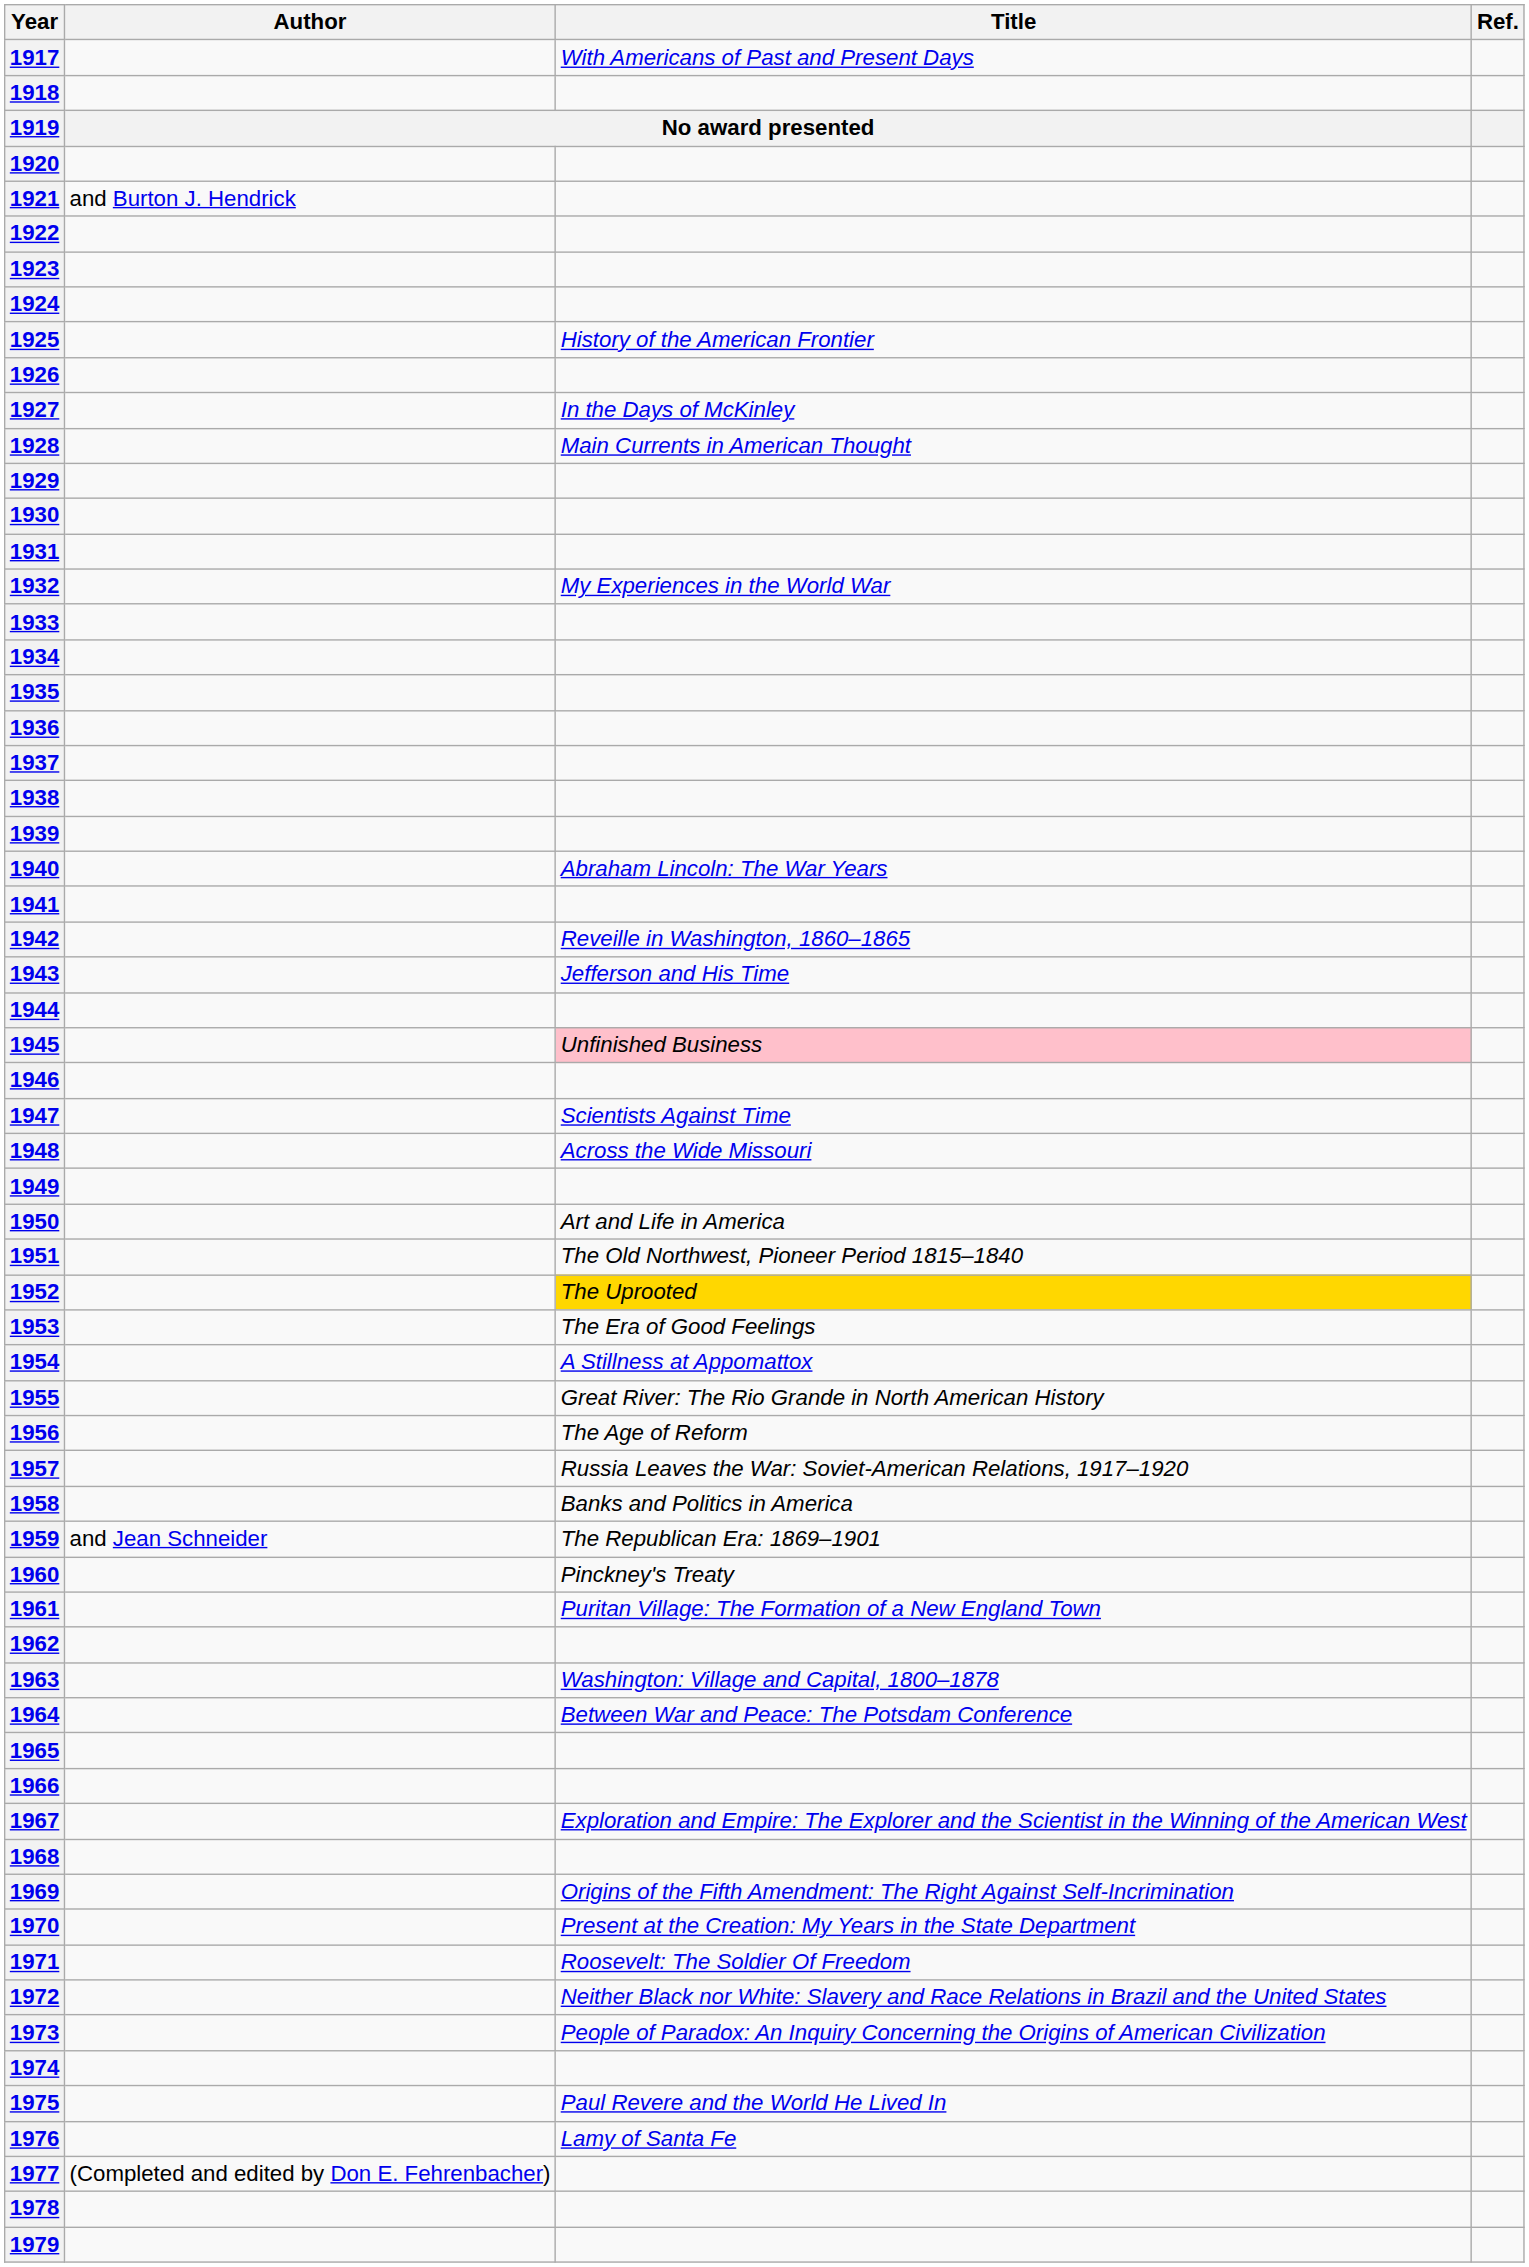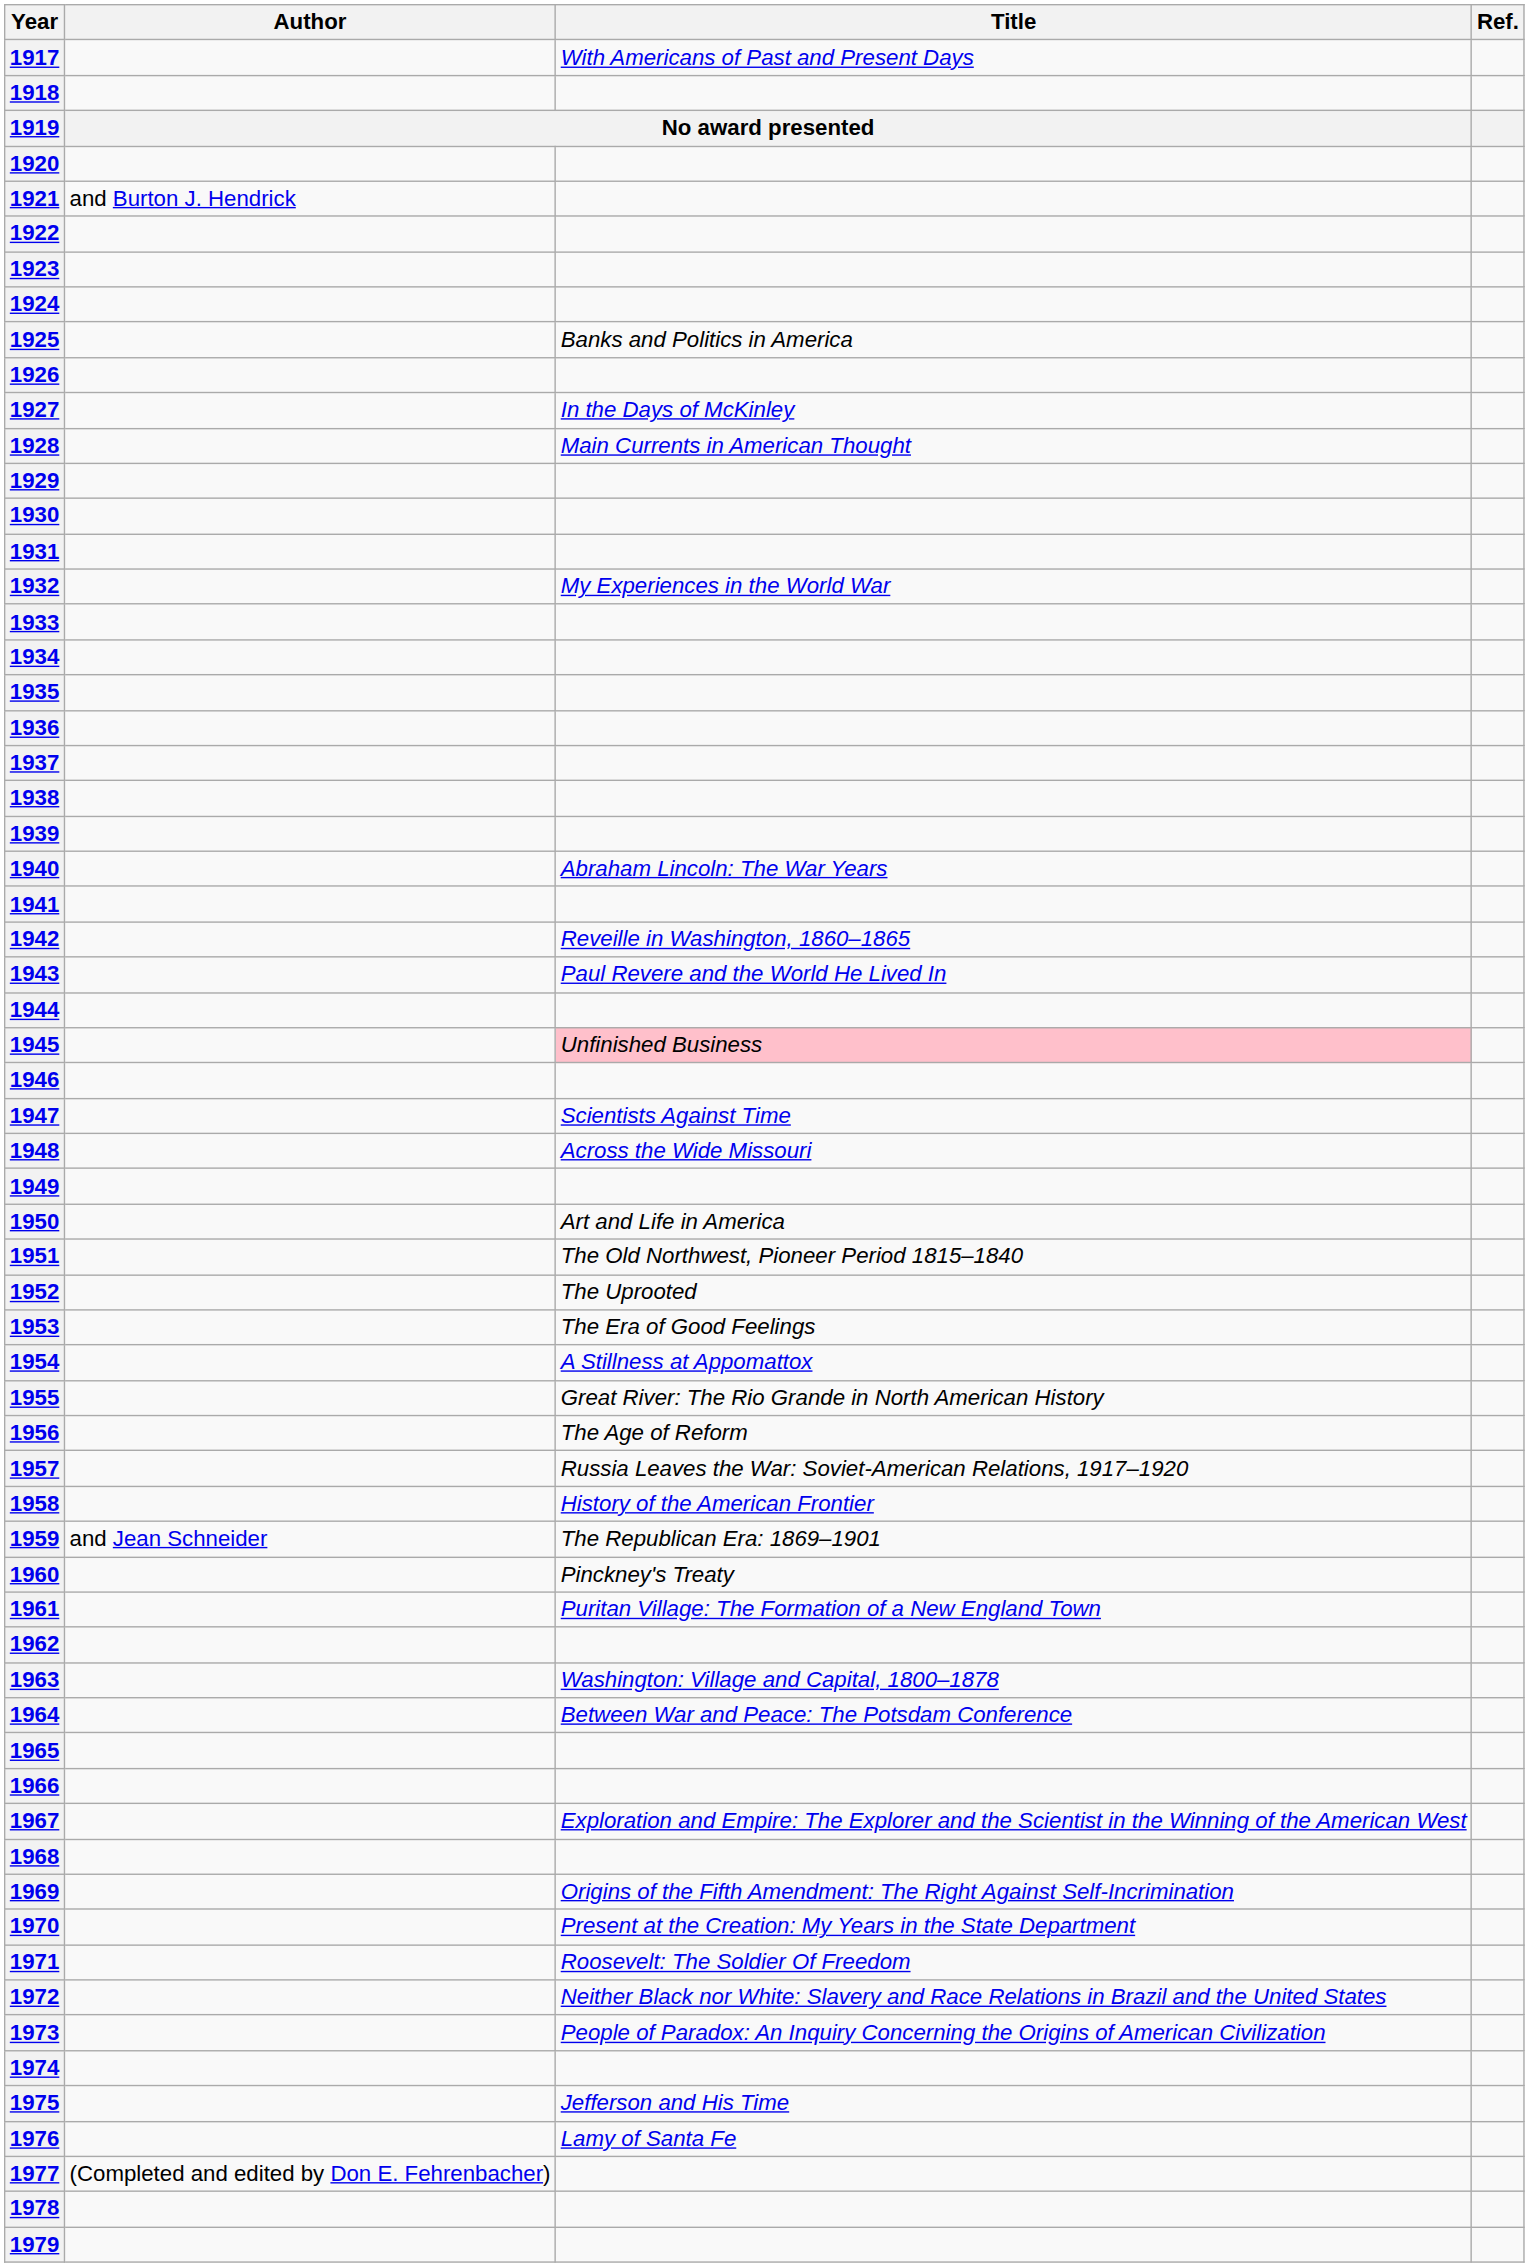(717, 339) History of the American Frontier -> (707, 339) Banks and Politics in America
(675, 974) Jefferson and His Time -> (754, 974) Paul Revere and the World He Lived In
(629, 1291) gold background -> (629, 1291) no background
(707, 1503) Banks and Politics in America -> (717, 1503) History of the American Frontier
(754, 2103) Paul Revere and the World He Lived In -> (675, 2103) Jefferson and His Time
